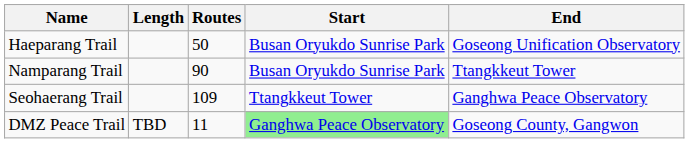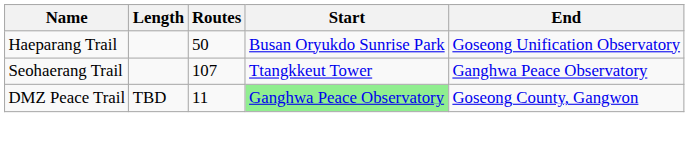- row: (66, 71)
(205, 97) 109 -> (205, 71) 107
